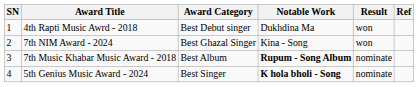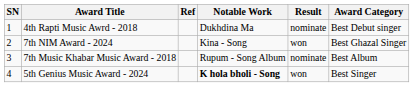columns swapped: (218, 12) <-> (404, 12)
(364, 27) won -> (308, 27) nominate
(306, 58) bold -> (243, 58) normal
(374, 74) nominate -> (299, 74) won
